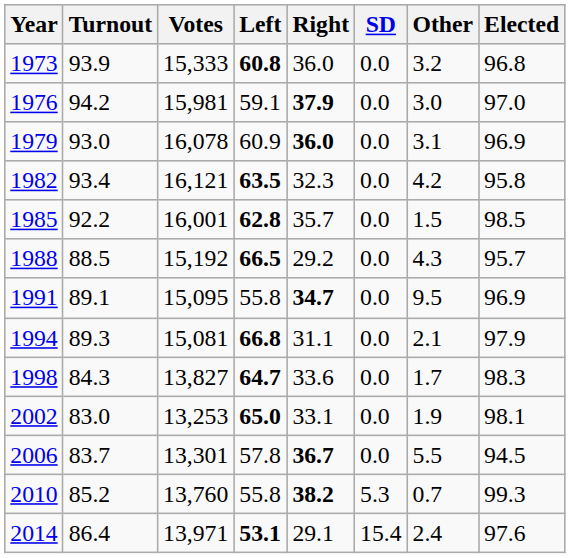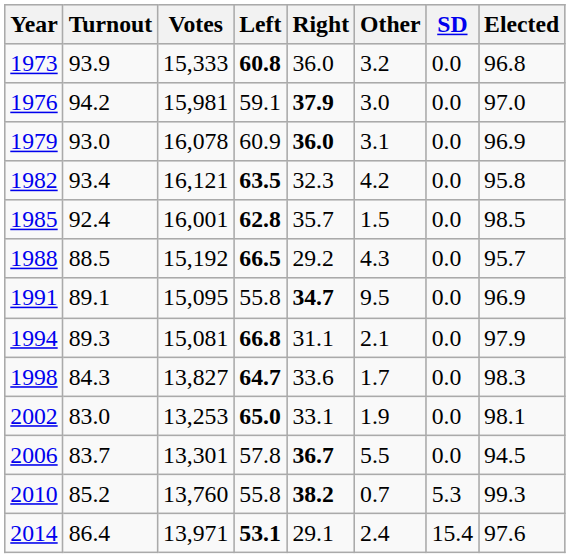columns swapped: (381, 24) <-> (443, 24)
(89, 219) 92.2 -> (89, 219) 92.4
